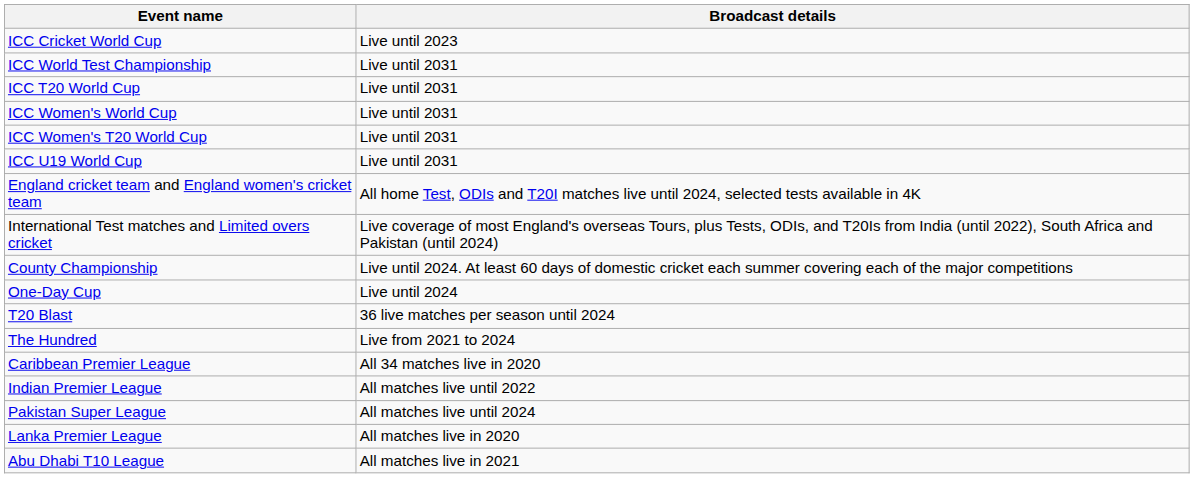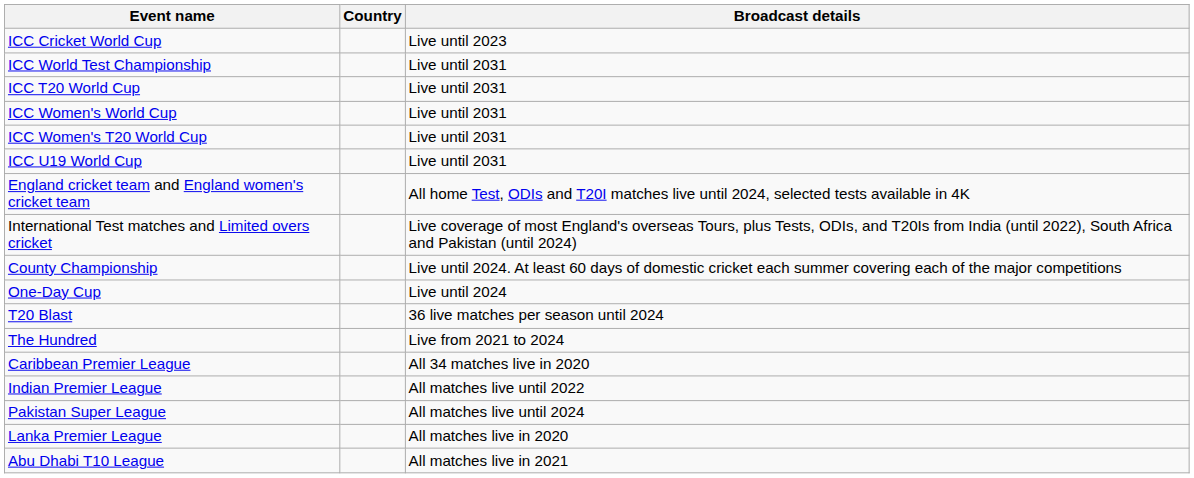+ column: (372, 16)
